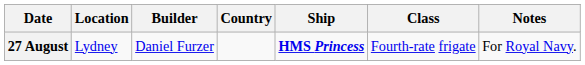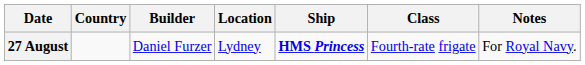columns swapped: (246, 18) <-> (102, 18)
